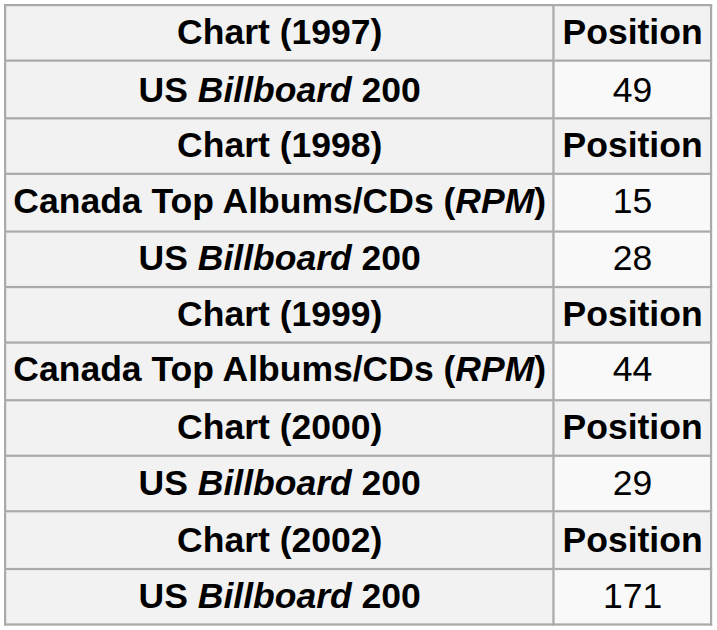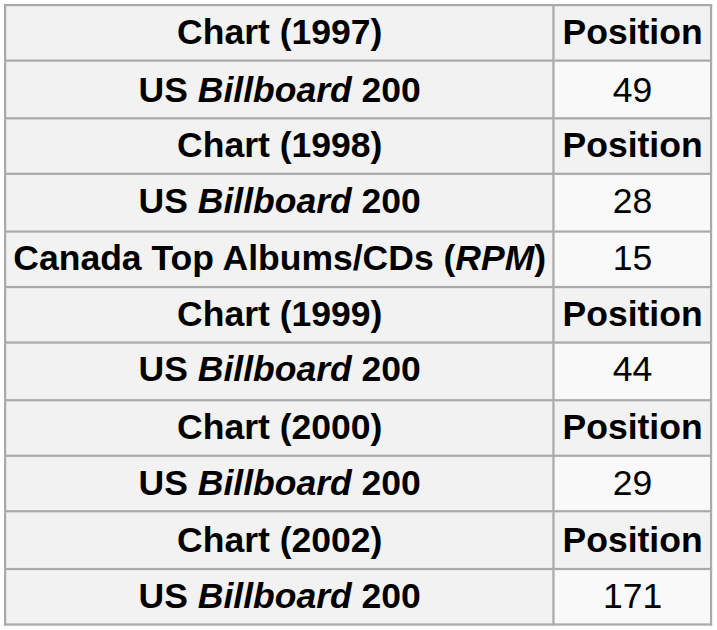rows swapped: (633, 201) <-> (633, 257)
(280, 370) Canada Top Albums/CDs (RPM) -> (280, 370) US Billboard 200
